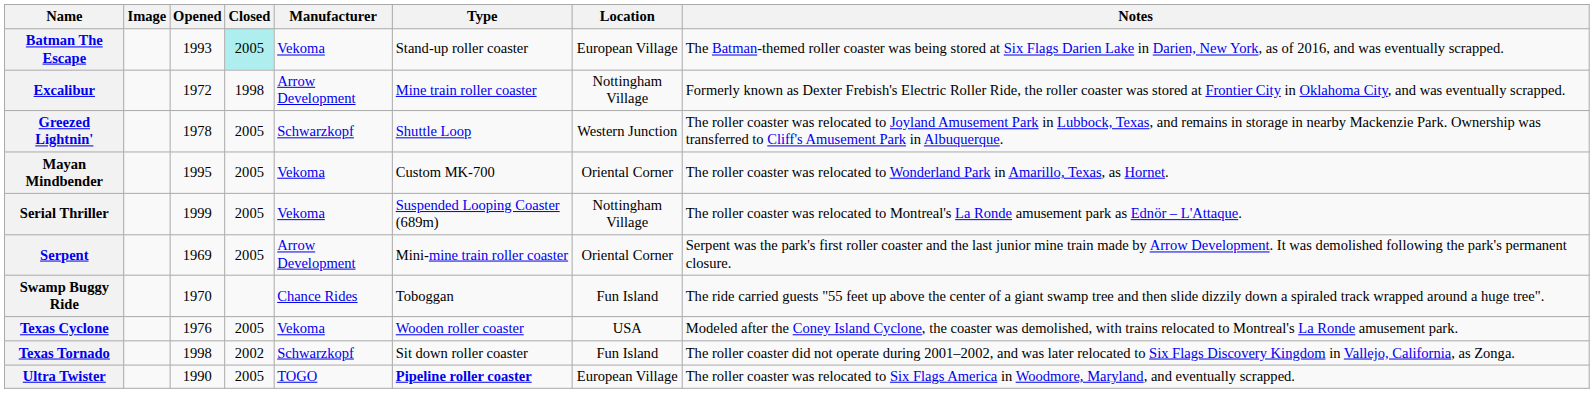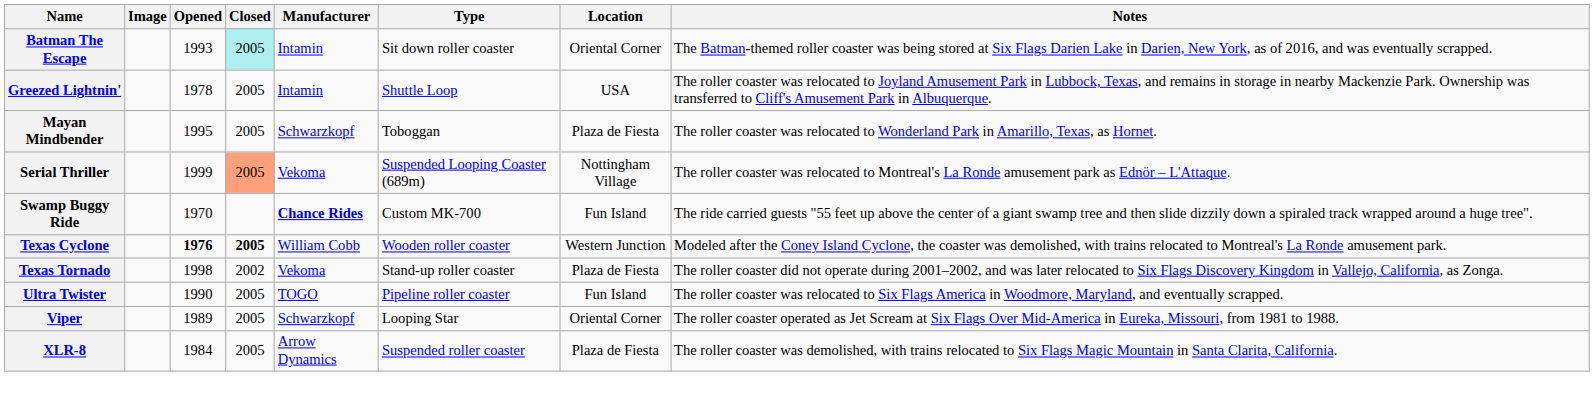(301, 49) Vekoma -> (300, 49) Intamin
(462, 49) Stand-up roller coaster -> (448, 49) Sit down roller coaster
(627, 49) European Village -> (615, 49) Oriental Corner
- row: (64, 90)
(316, 131) Schwarzkopf -> (300, 90) Intamin
(627, 131) Western Junction -> (615, 90) USA
(301, 172) Vekoma -> (316, 131) Schwarzkopf
(445, 172) Custom MK-700 -> (411, 131) Toboggan
(627, 172) Oriental Corner -> (615, 131) Plaza de Fiesta
(249, 214) no background -> (250, 172) lightsalmon background
- row: (64, 255)
(317, 296) normal -> (320, 214) bold
(425, 296) Toboggan -> (431, 214) Custom MK-700
(197, 328) normal -> (198, 246) bold
(249, 328) normal -> (250, 246) bold
(301, 328) Vekoma -> (319, 246) William Cobb
(627, 328) USA -> (615, 246) Western Junction
(316, 352) Schwarzkopf -> (302, 270) Vekoma
(462, 352) Sit down roller coaster -> (448, 270) Stand-up roller coaster
(627, 352) Fun Island -> (615, 270) Plaza de Fiesta
(464, 376) bold -> (446, 294) normal
(627, 376) European Village -> (615, 294) Fun Island
+ row: (65, 318)
+ row: (65, 351)
